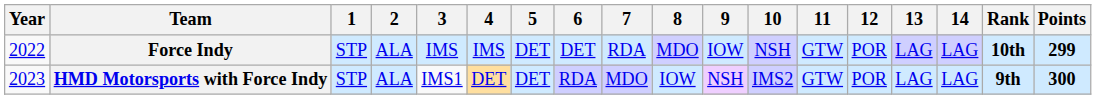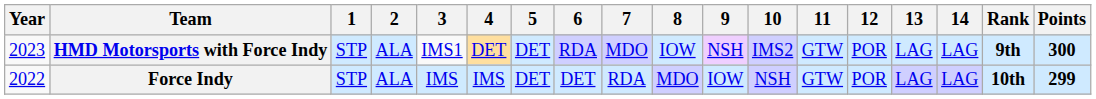rows swapped: (190, 49) <-> (190, 79)
